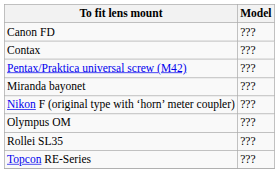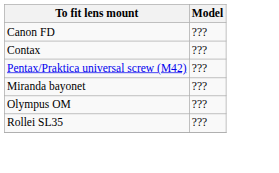- row: (121, 104)
- row: (49, 159)
